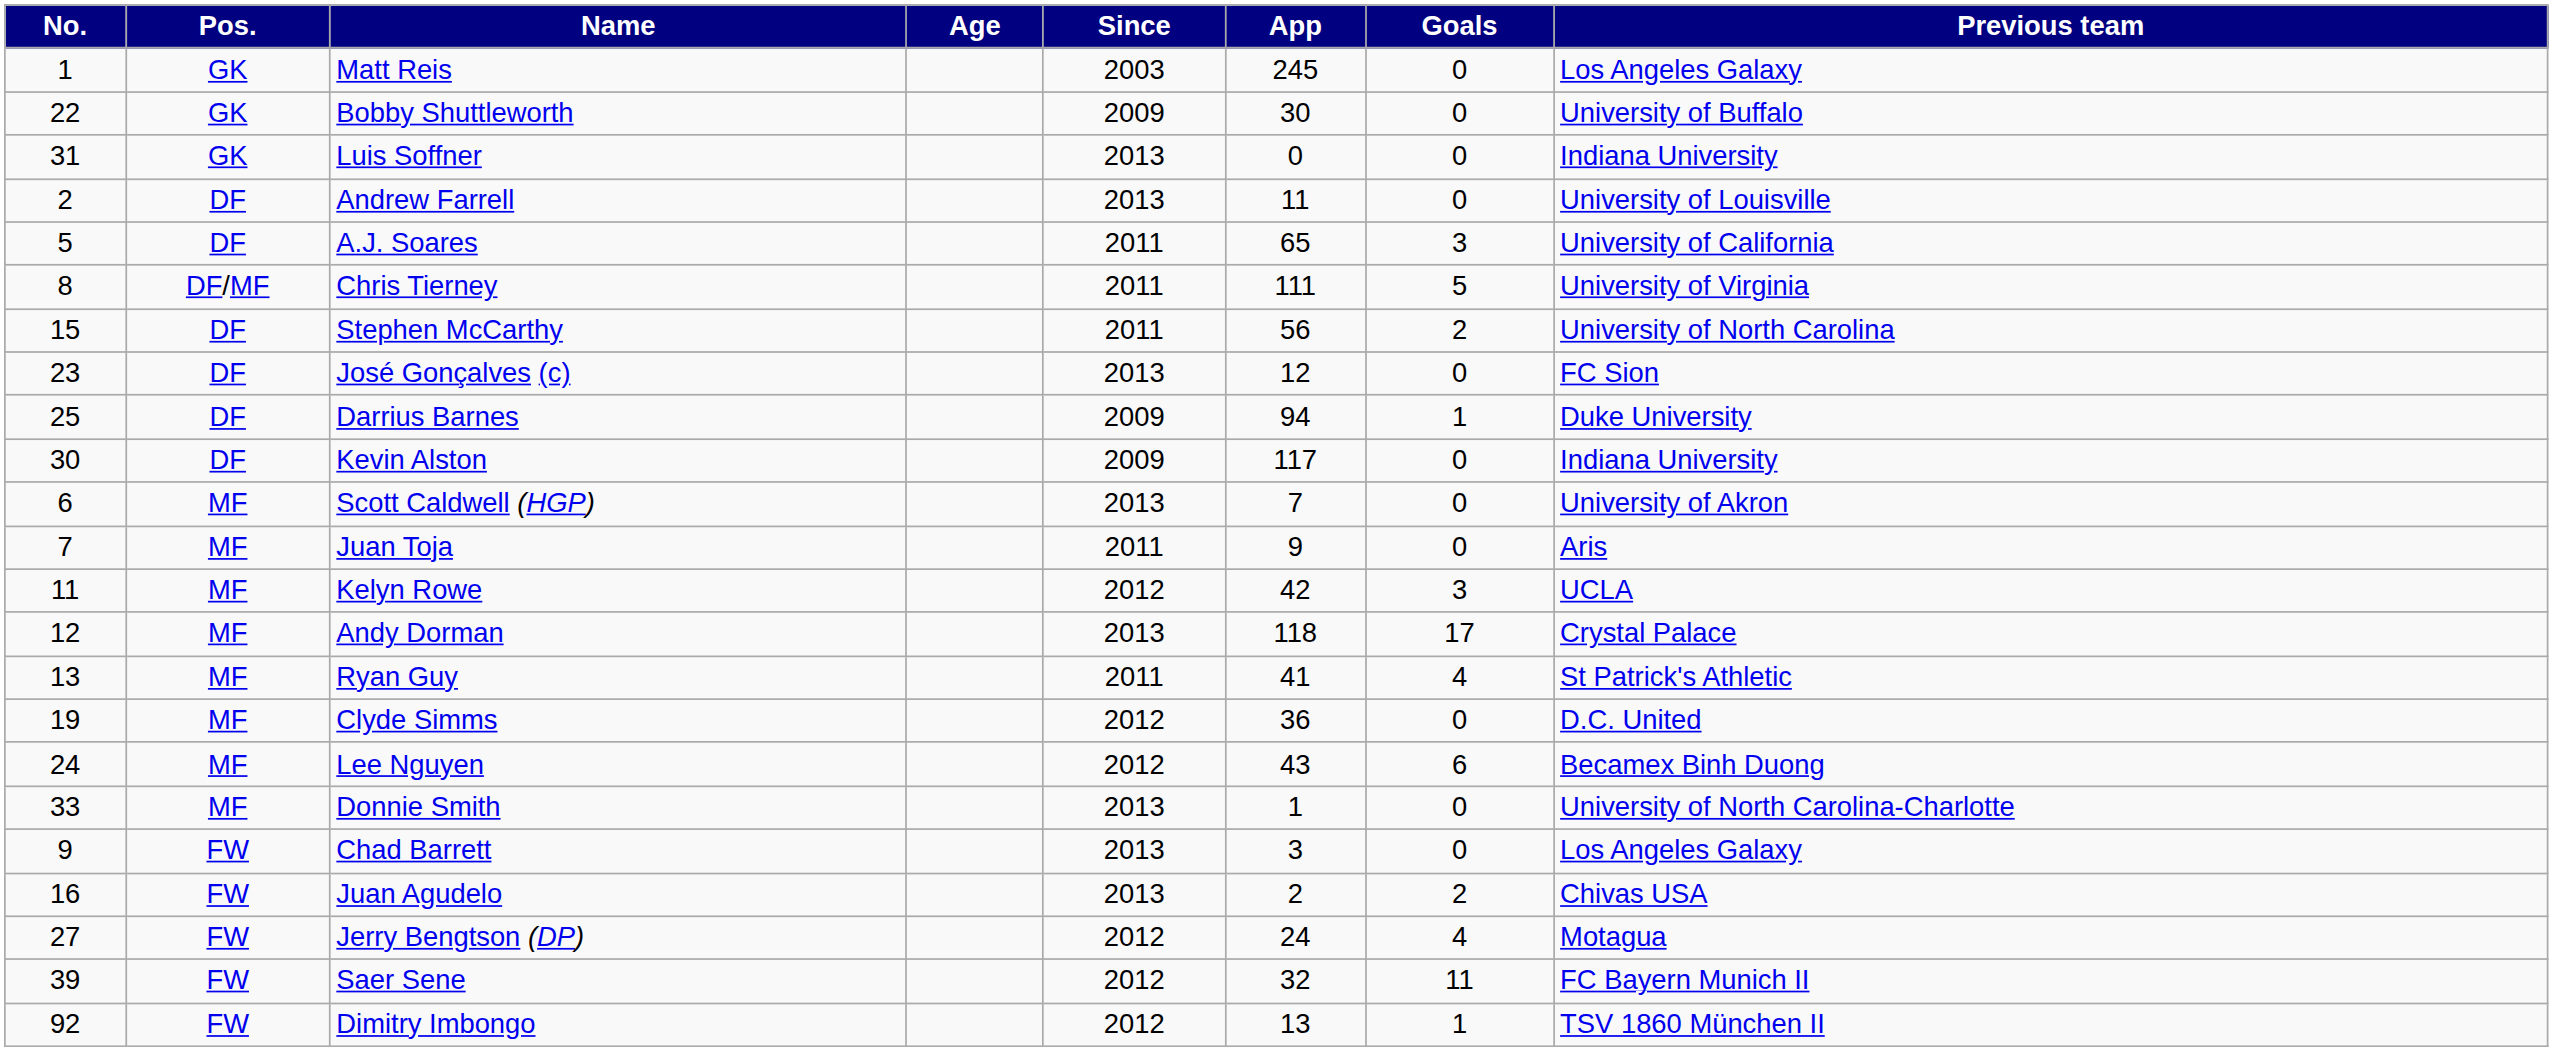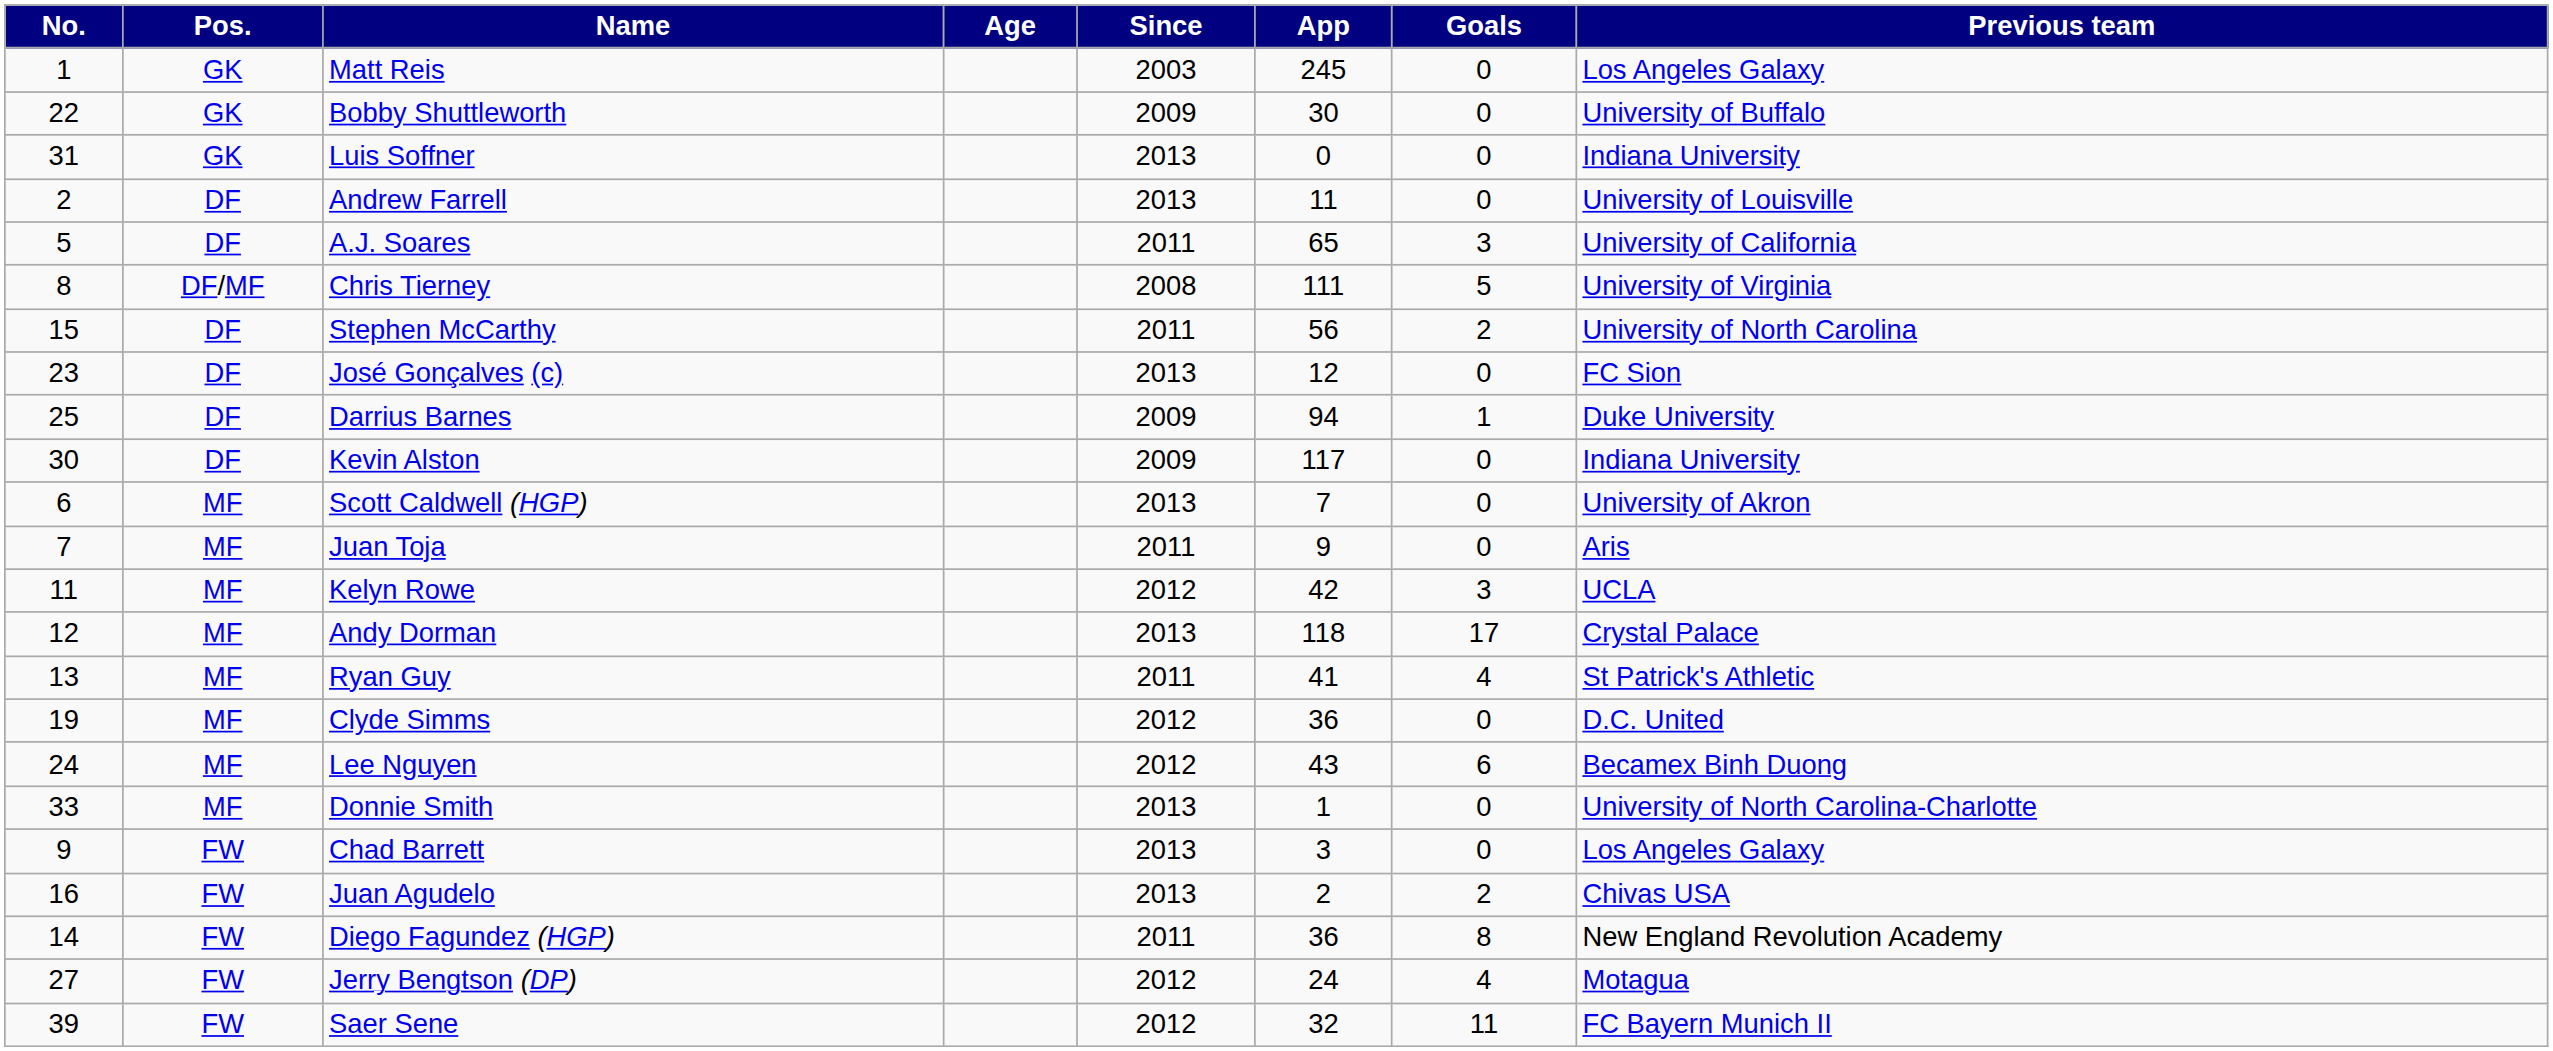(1134, 286) 2011 -> (1166, 286) 2008
+ row: (472, 937)
- row: (436, 1024)
